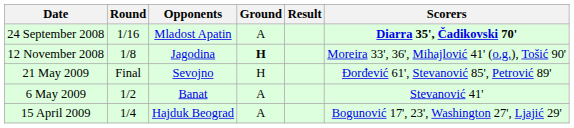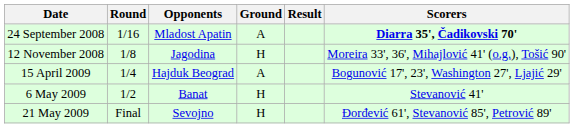(261, 53) bold -> (261, 53) normal
rows swapped: (56, 113) <-> (56, 73)
(261, 93) A -> (261, 93) H
